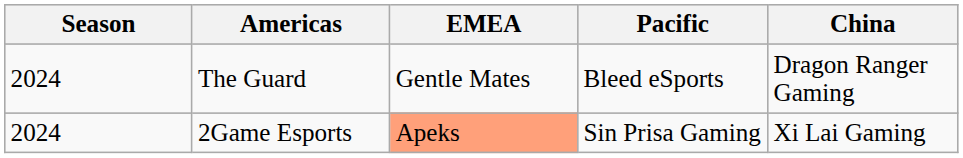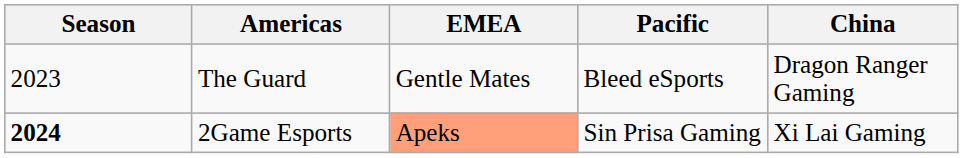(36, 78) 2024 -> (36, 78) 2023
(36, 132) normal -> (36, 132) bold
